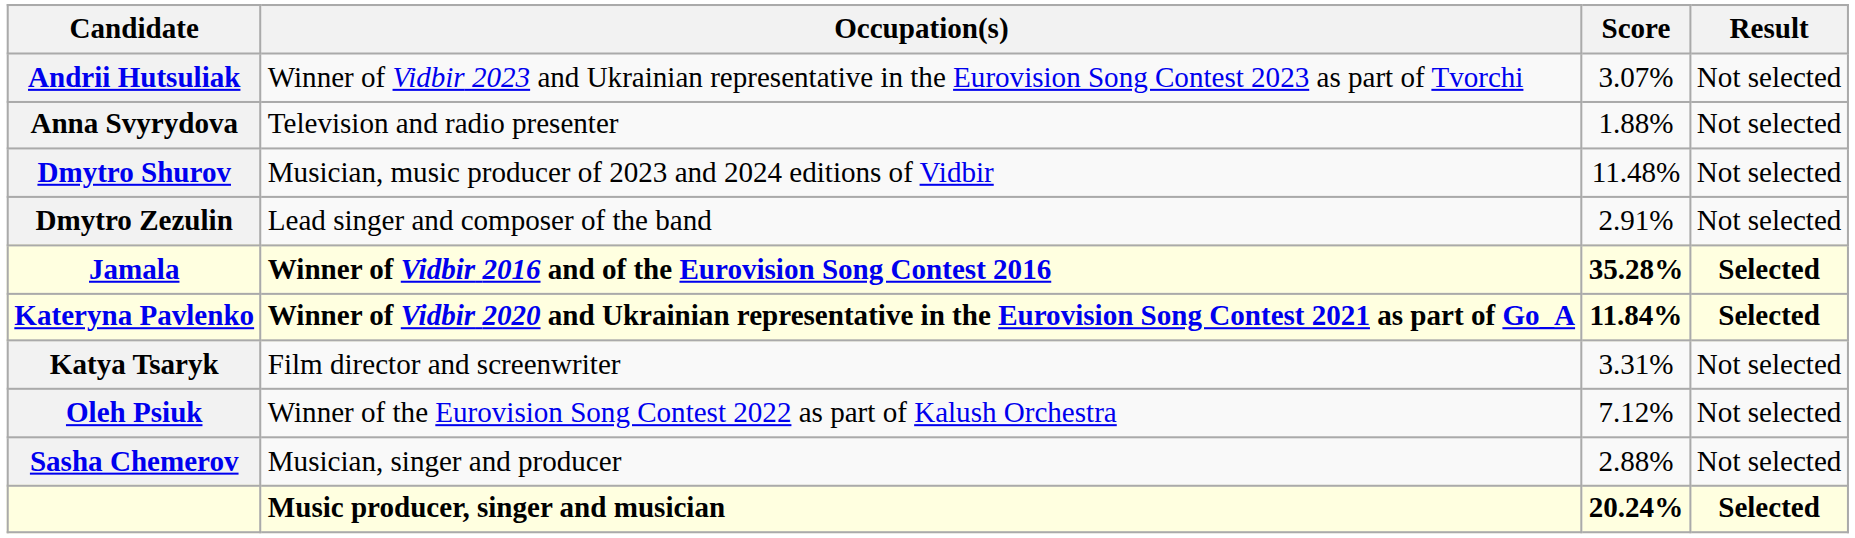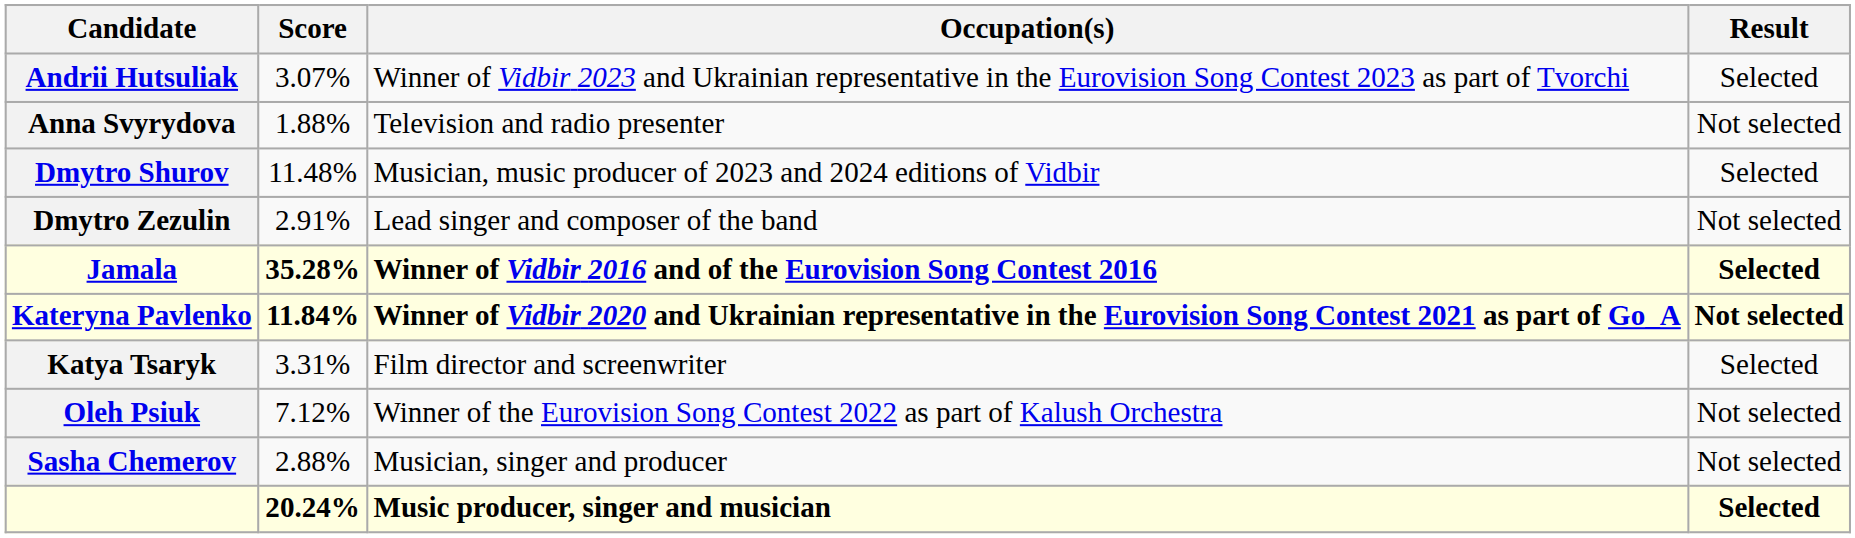columns swapped: (921, 28) <-> (1636, 28)
(1769, 76) Not selected -> (1769, 76) Selected
(1769, 172) Not selected -> (1769, 172) Selected
(1769, 316) Selected -> (1769, 316) Not selected
(1769, 364) Not selected -> (1769, 364) Selected
